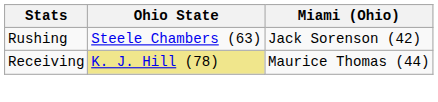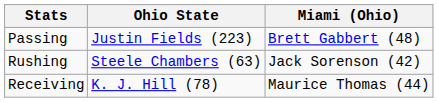+ row: (38, 39)
(155, 62) khaki background -> (155, 85) no background
